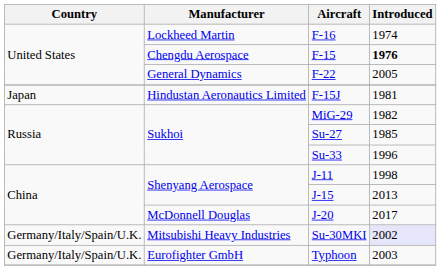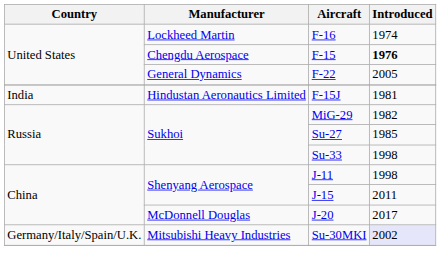(22, 94) Japan -> (20, 94) India
(385, 154) 1996 -> (385, 154) 1998
(385, 194) 2013 -> (385, 194) 2011
- row: (334, 255)
